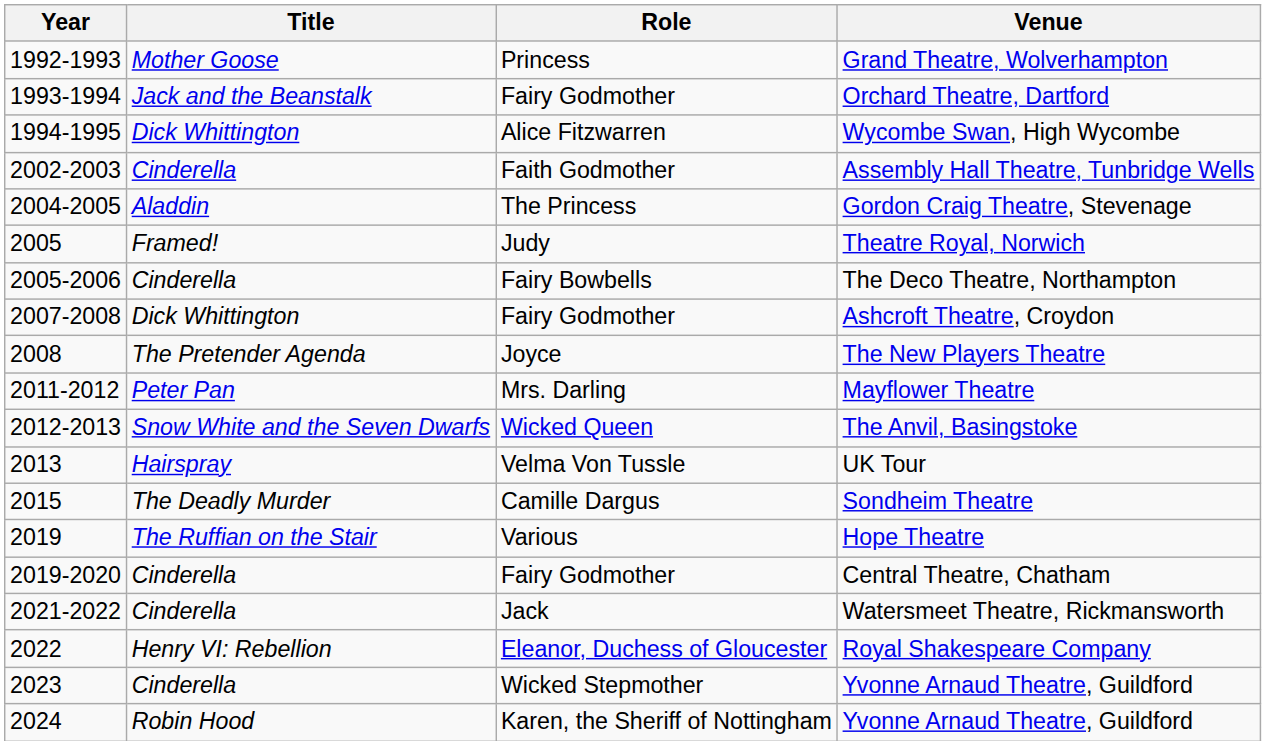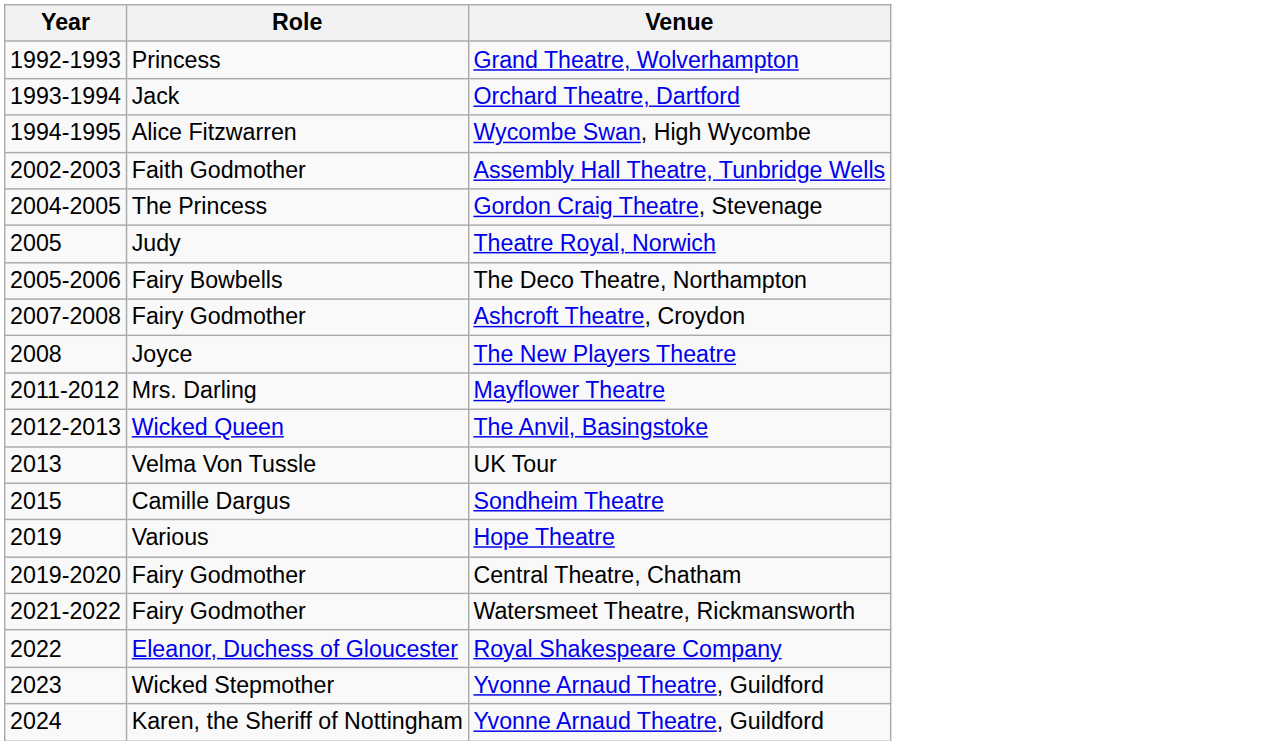- column: (311, 22)
(588, 96) Fairy Godmother -> (156, 96) Jack
(525, 611) Jack -> (219, 611) Fairy Godmother
